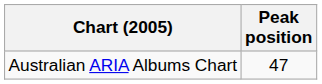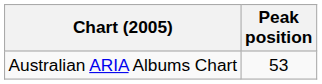(279, 65) 47 -> (279, 65) 53
